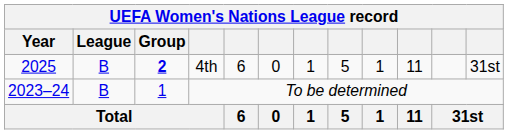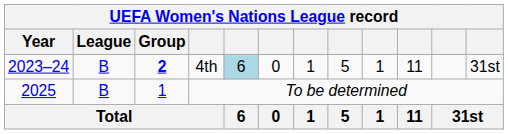(39, 66) 2025 -> (39, 66) 2023–24
(241, 66) no background -> (241, 66) lightblue background
(39, 91) 2023–24 -> (39, 91) 2025
